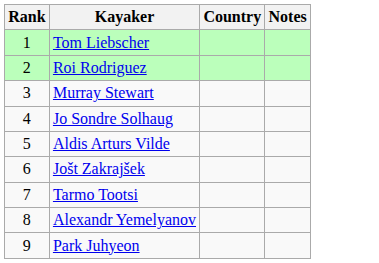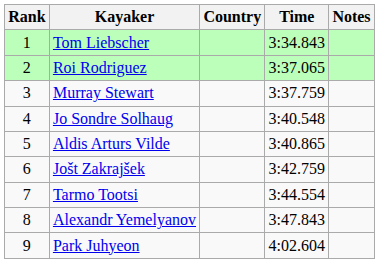+ column: (297, 17)
